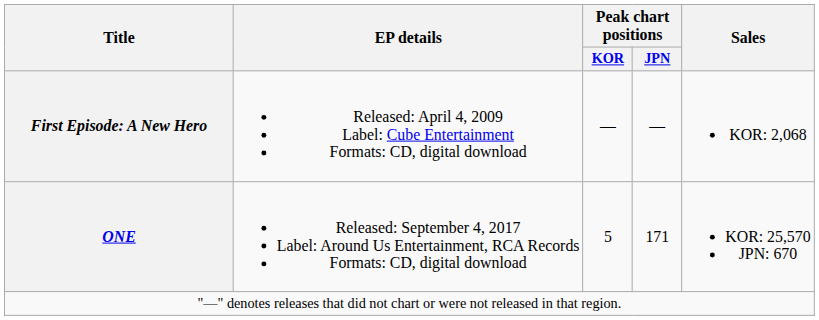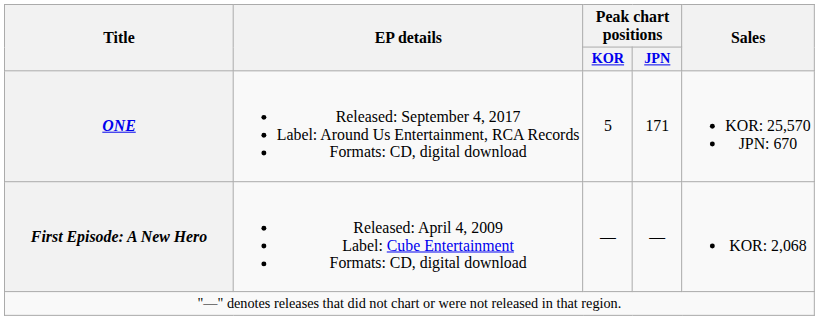rows swapped: (119, 126) <-> (119, 236)
